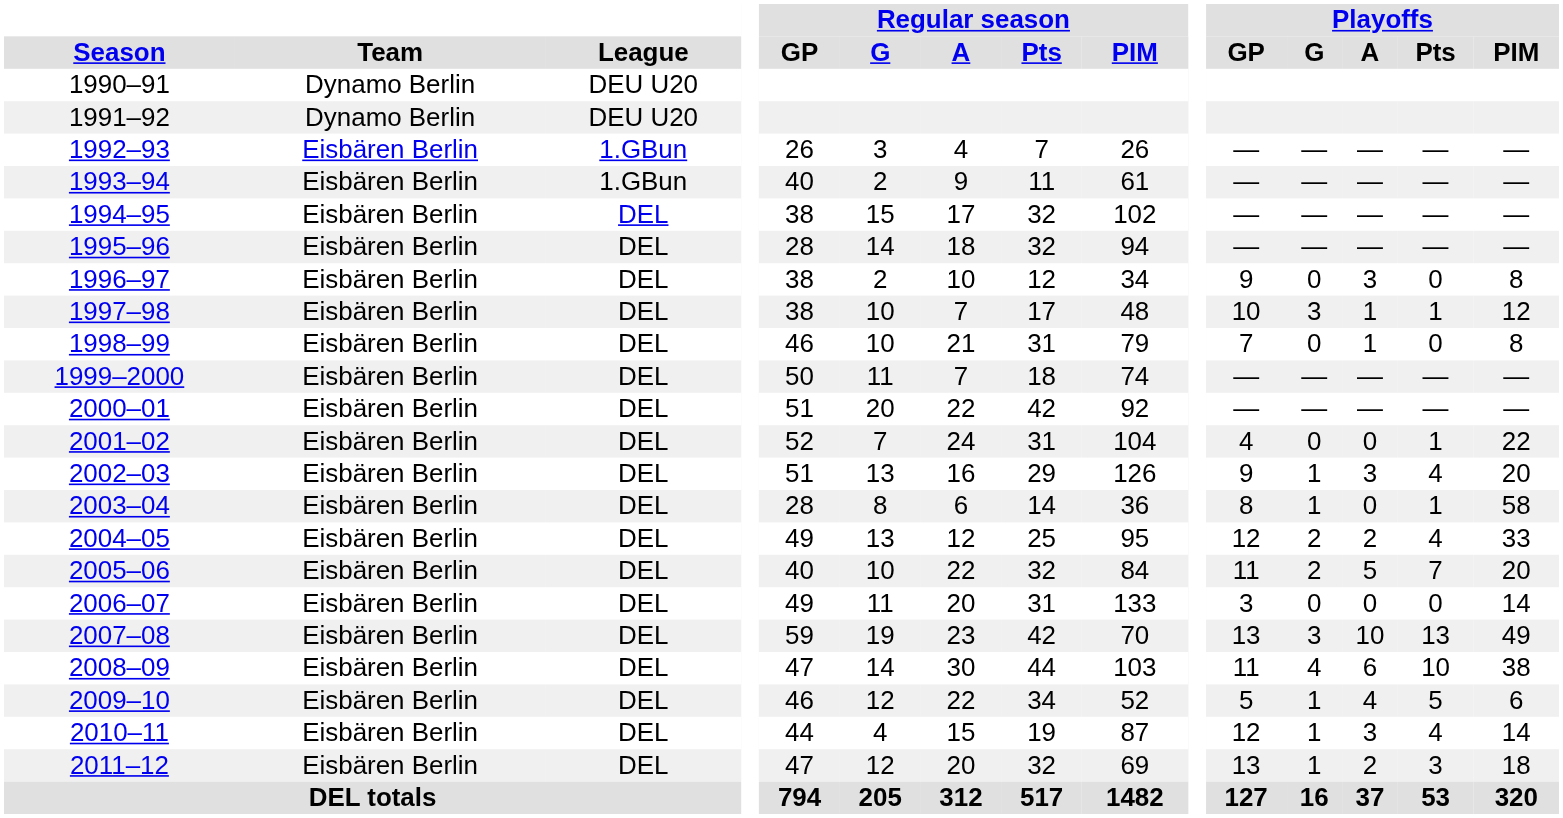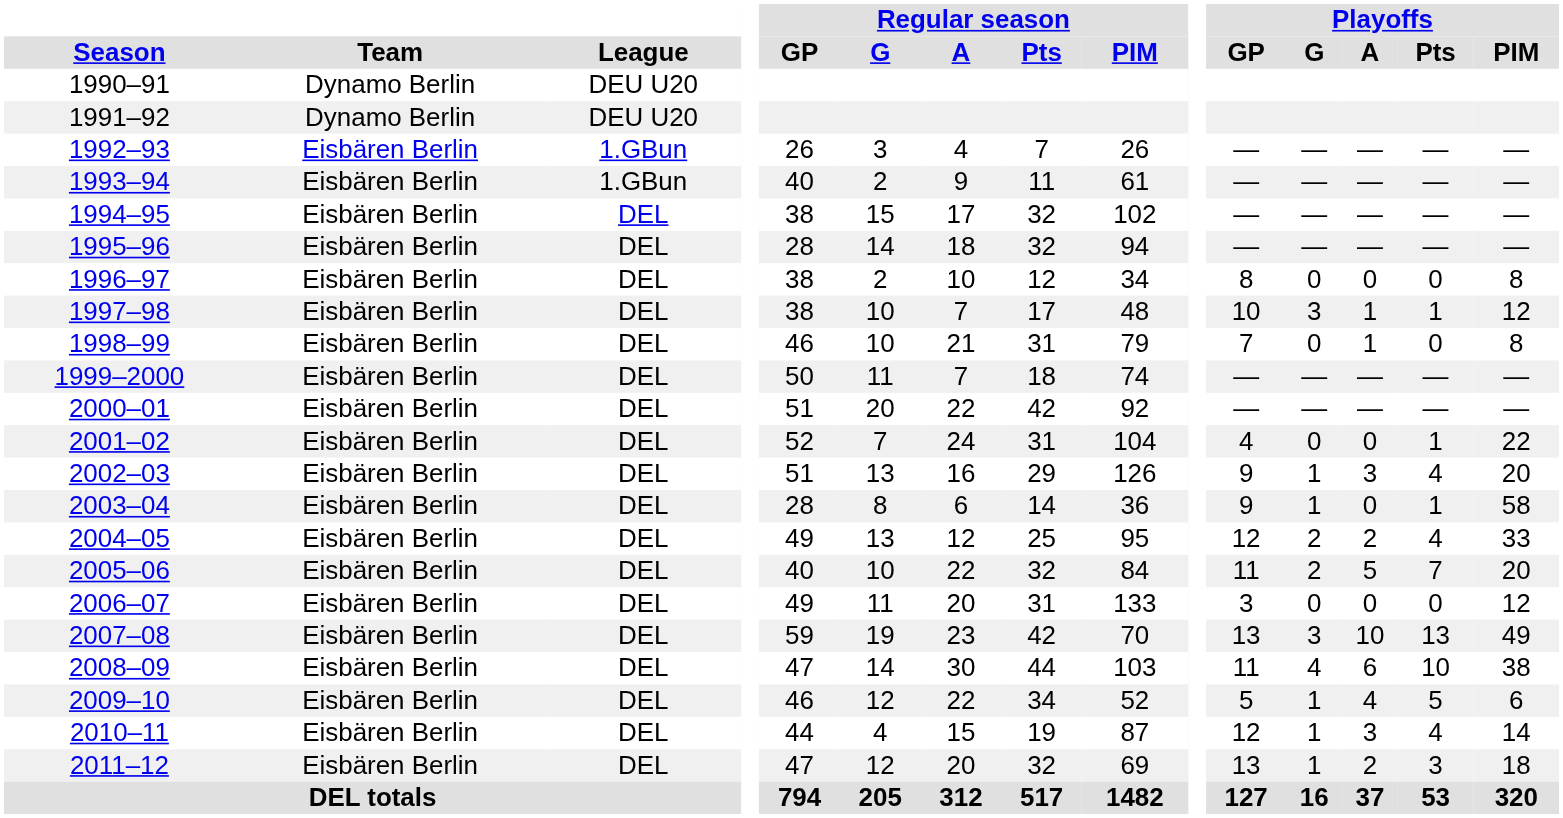(1246, 279) 9 -> (1246, 279) 8
(1370, 279) 3 -> (1370, 279) 0
(1246, 505) 8 -> (1246, 505) 9
(1516, 603) 14 -> (1516, 603) 12
